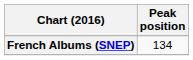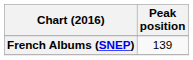(163, 45) 134 -> (163, 45) 139
